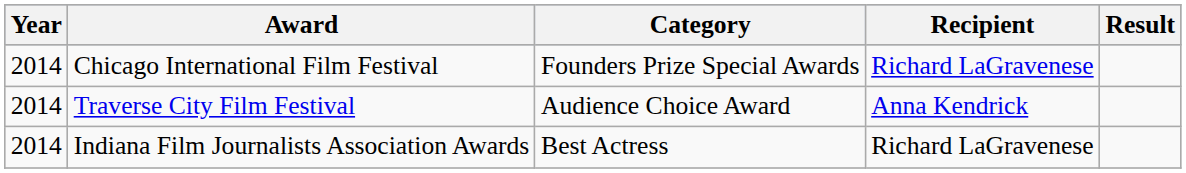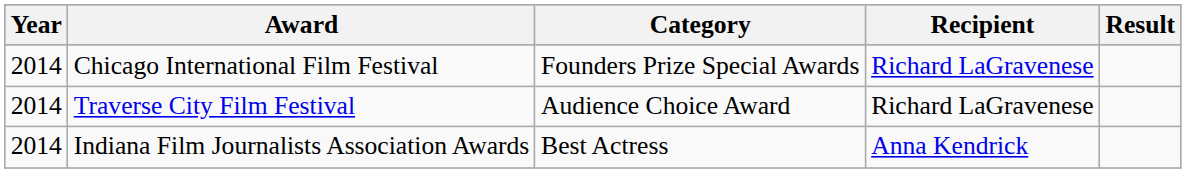(950, 106) Anna Kendrick -> (982, 106) Richard LaGravenese
(982, 146) Richard LaGravenese -> (950, 146) Anna Kendrick
